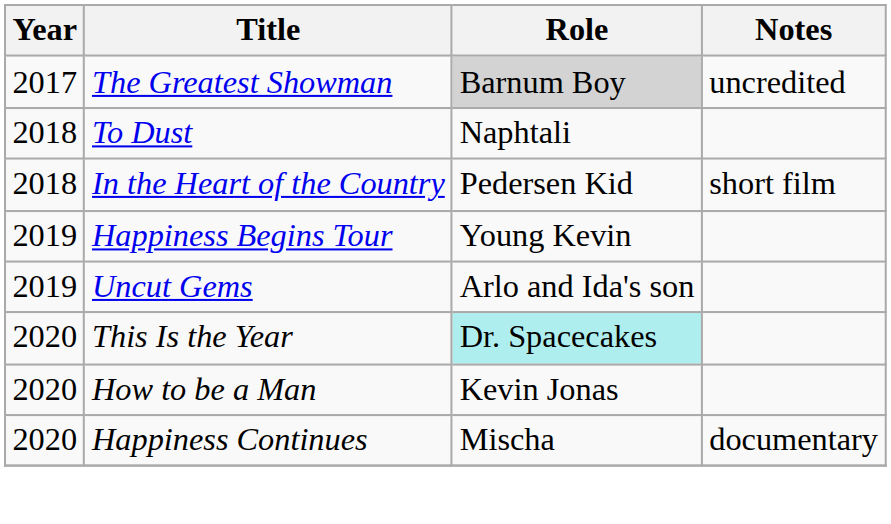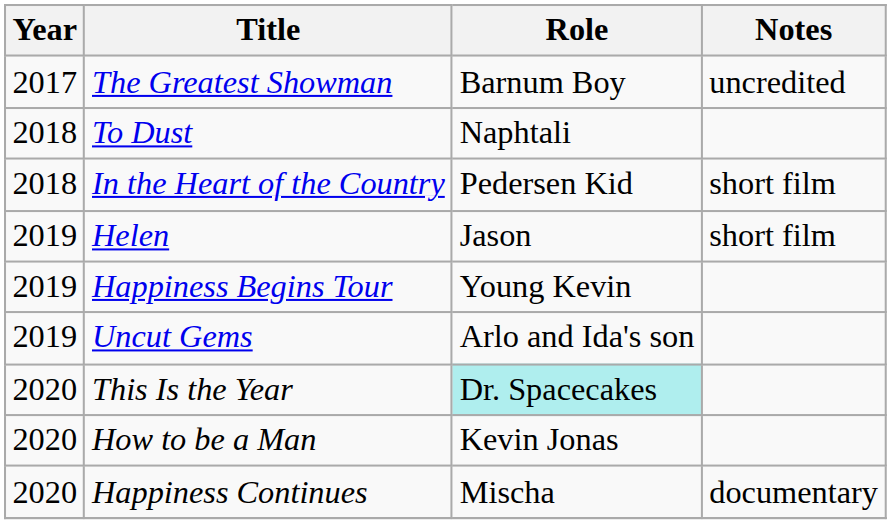(543, 81) lightgrey background -> (543, 81) no background
+ row: (131, 235)
